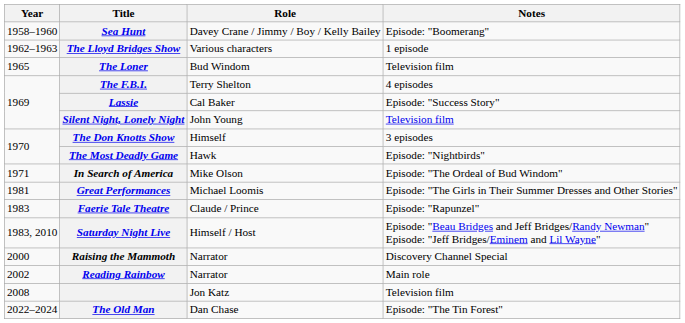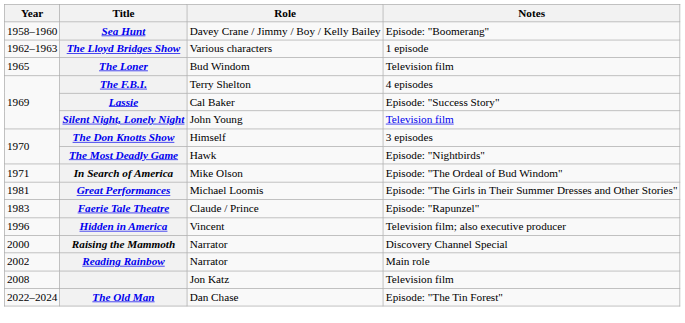- row: (123, 232)
+ row: (123, 226)
